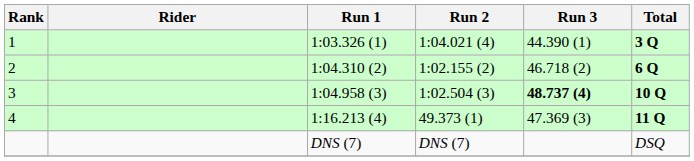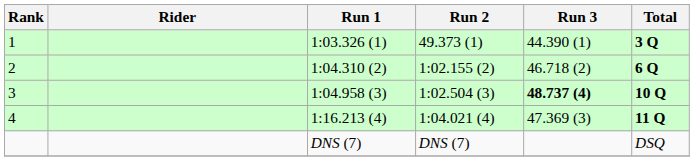(457, 42) 1:04.021 (4) -> (451, 42) 49.373 (1)
(451, 118) 49.373 (1) -> (457, 118) 1:04.021 (4)
